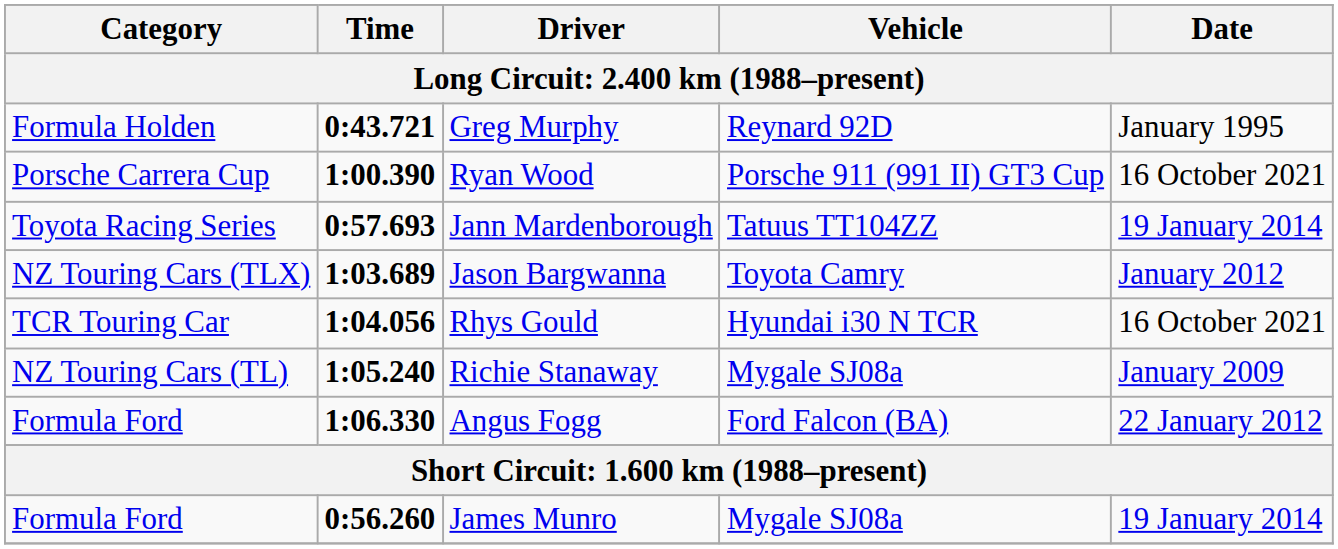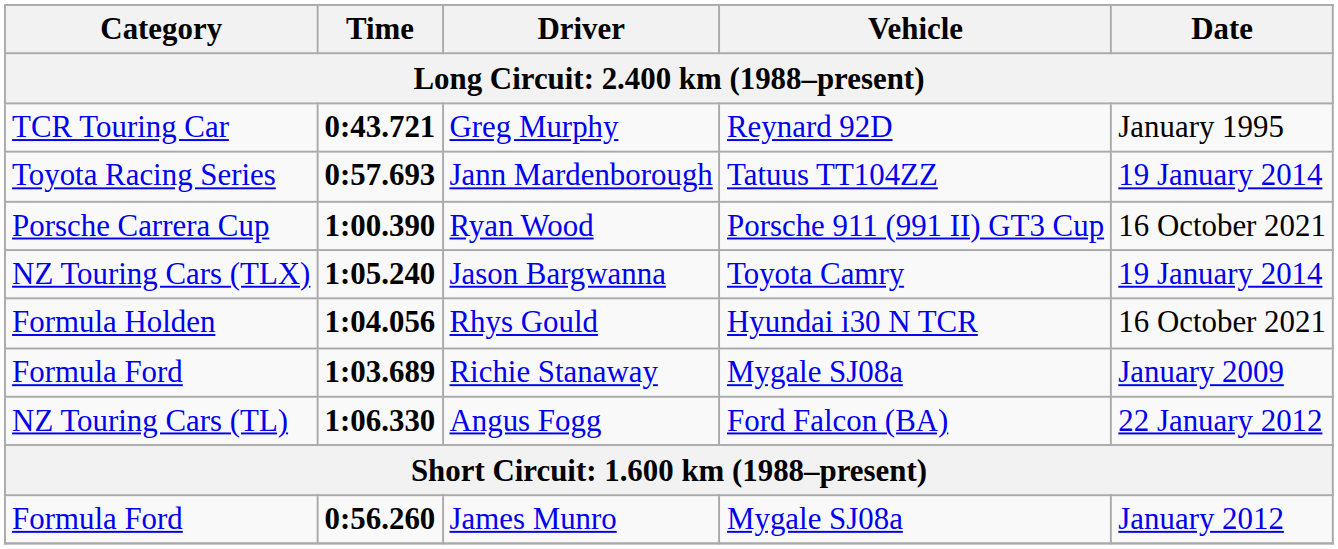(114, 126) Formula Holden -> (121, 126) TCR Touring Car
rows swapped: (581, 224) <-> (522, 175)
(380, 273) 1:03.689 -> (380, 273) 1:05.240
(1201, 273) January 2012 -> (1220, 273) 19 January 2014
(121, 322) TCR Touring Car -> (114, 322) Formula Holden
(150, 371) NZ Touring Cars (TL) -> (97, 371) Formula Ford
(380, 371) 1:05.240 -> (380, 371) 1:03.689
(97, 420) Formula Ford -> (150, 420) NZ Touring Cars (TL)
(1220, 518) 19 January 2014 -> (1201, 518) January 2012
